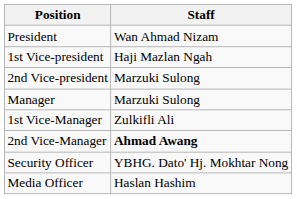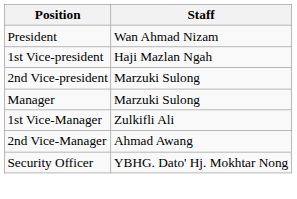(156, 141) bold -> (153, 141) normal
- row: (45, 183)
